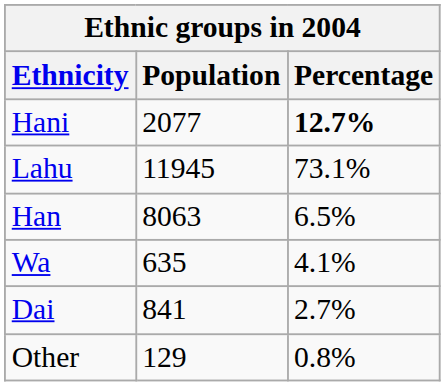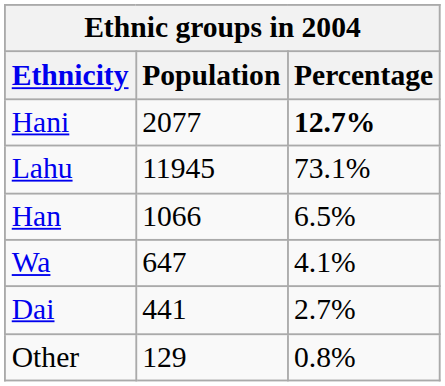(172, 215) 8063 -> (172, 215) 1066
(164, 262) 635 -> (164, 262) 647
(164, 309) 841 -> (164, 309) 441
